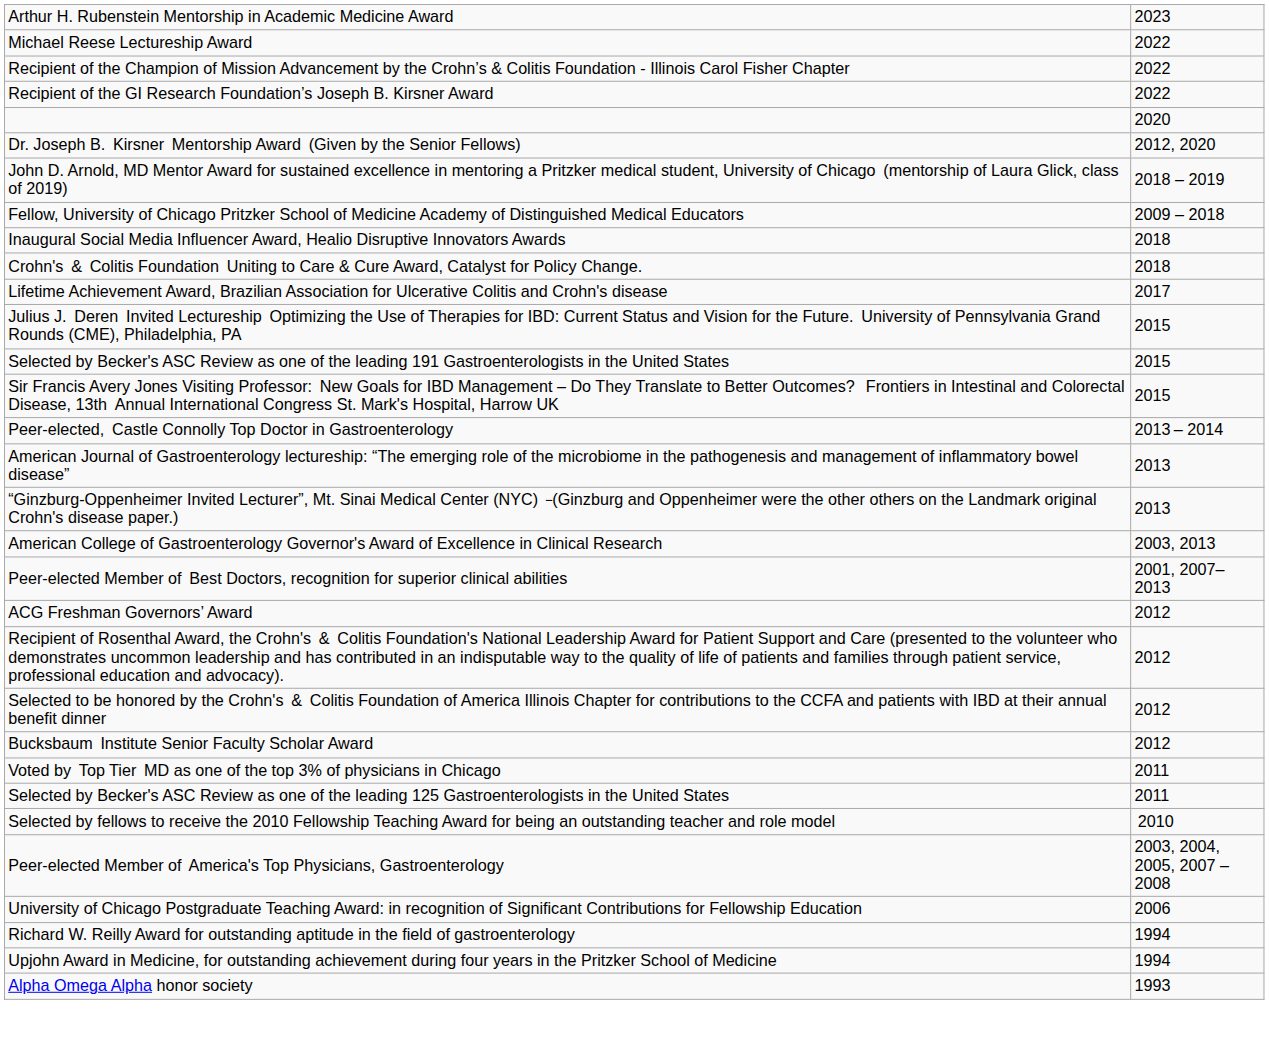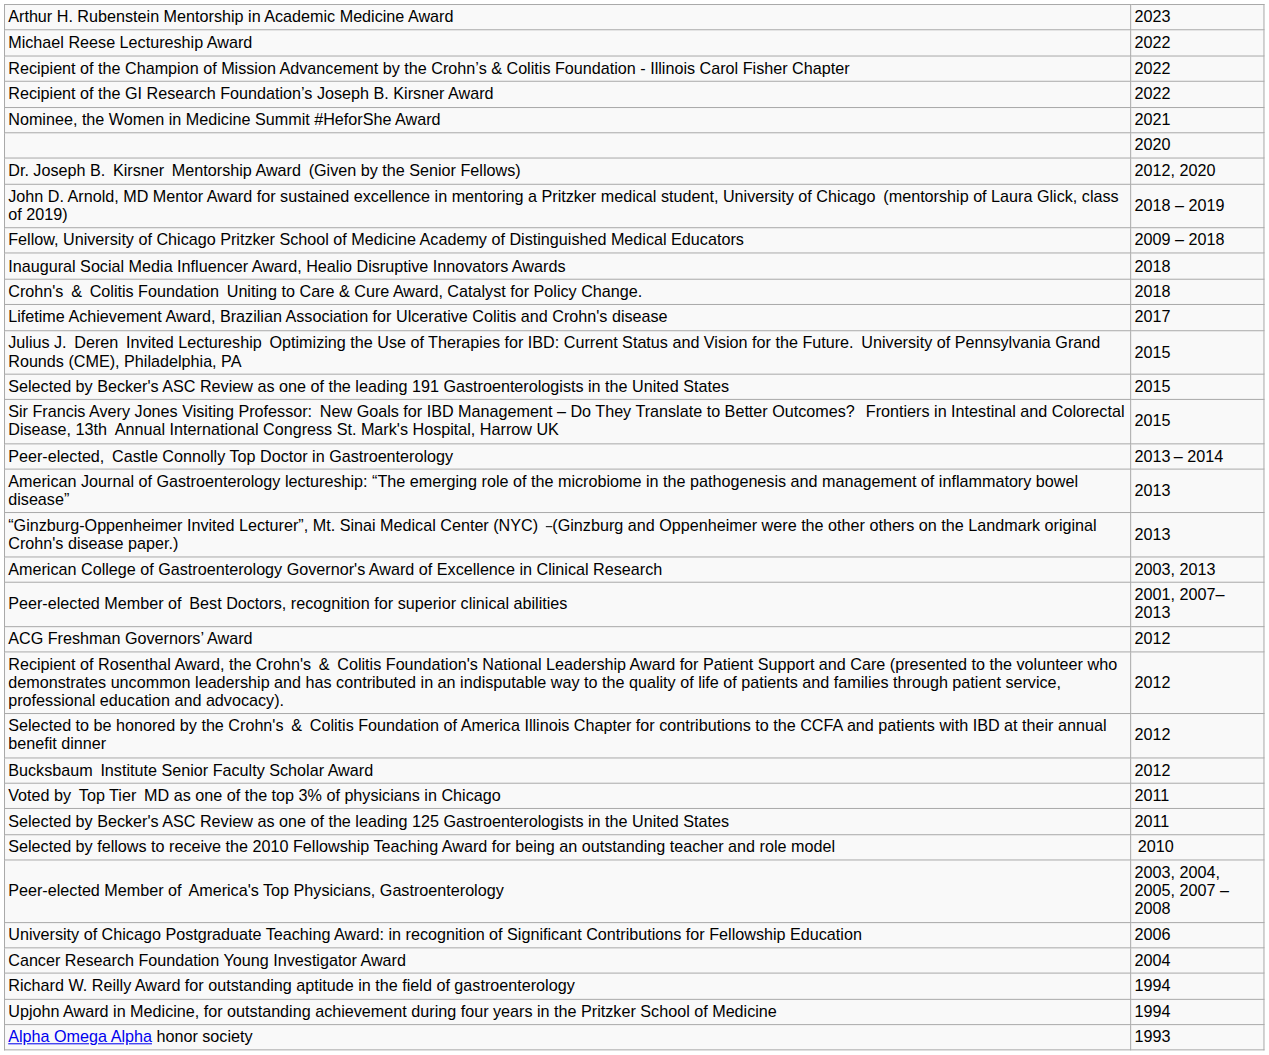+ row: (224, 119)
+ row: (209, 960)
